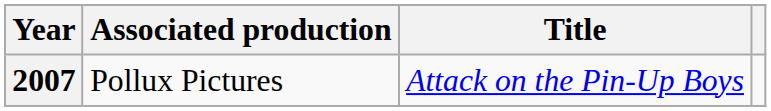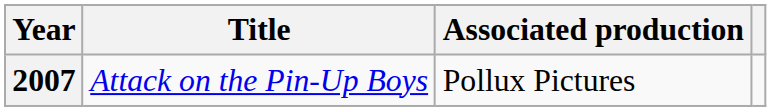columns swapped: (575, 29) <-> (241, 29)
